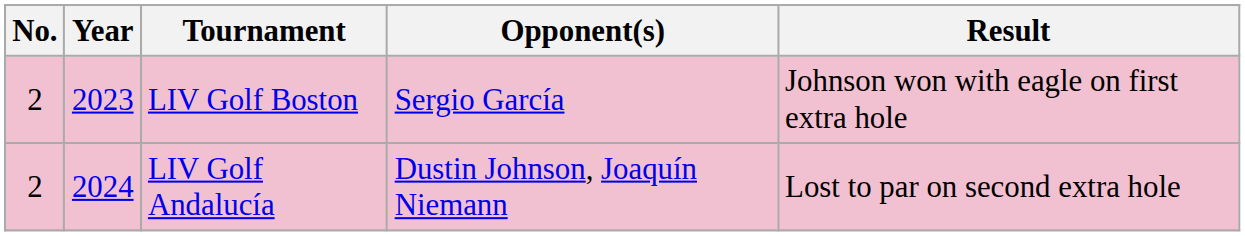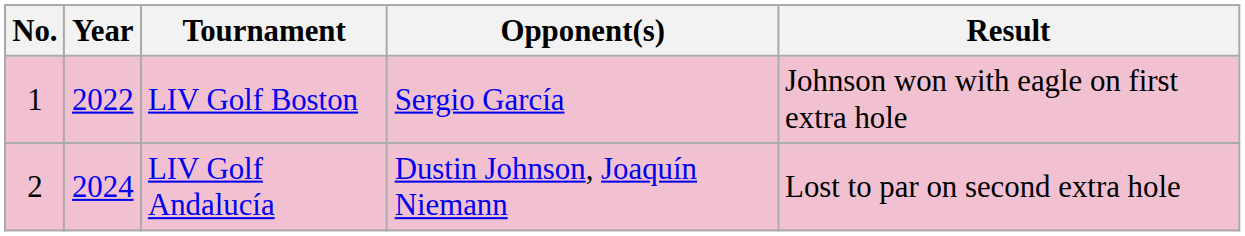(35, 99) 2 -> (35, 99) 1
(103, 99) 2023 -> (103, 99) 2022
